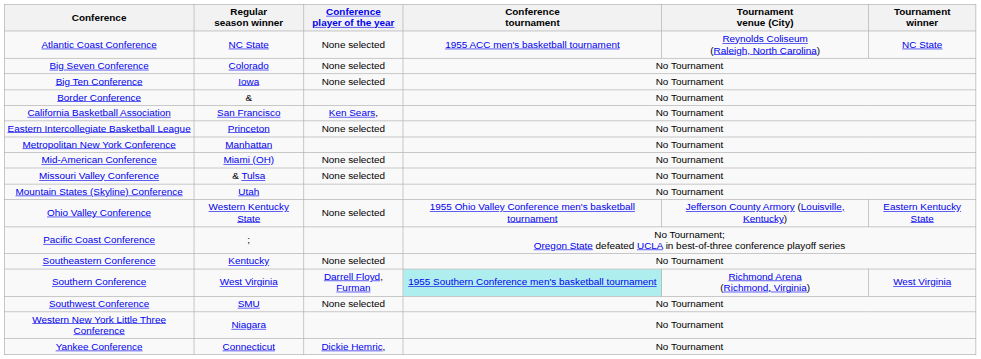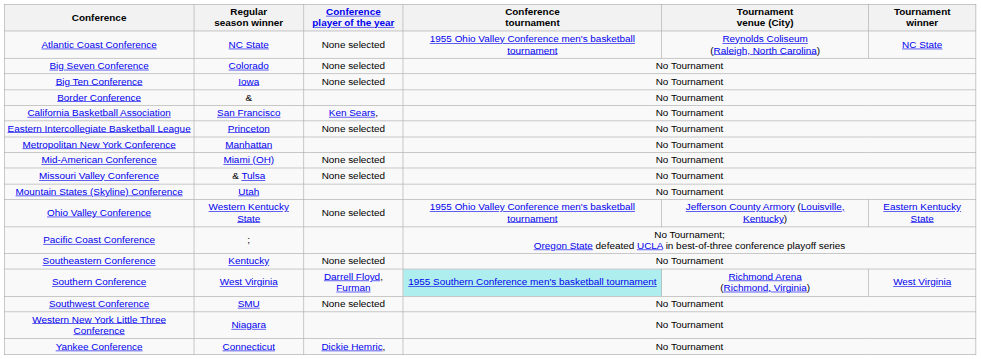(532, 44) 1955 ACC men's basketball tournament -> (532, 44) 1955 Ohio Valley Conference men's basketball tournament
